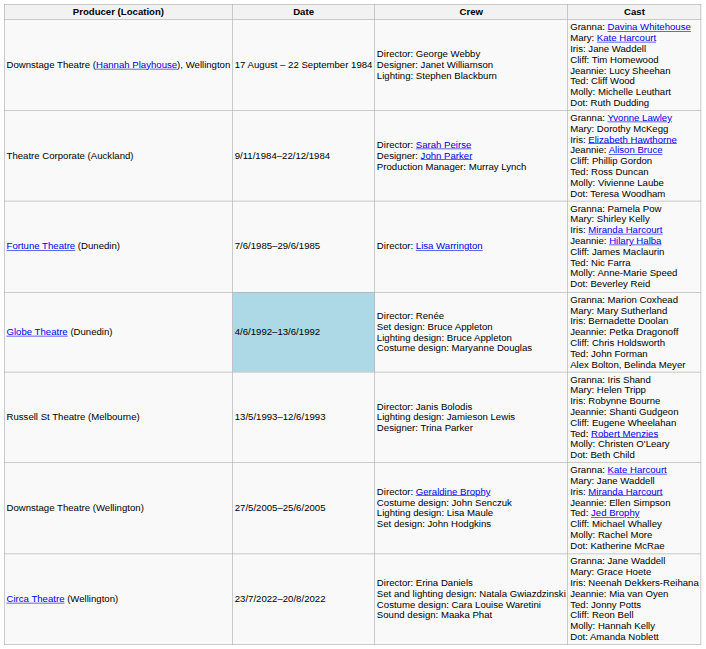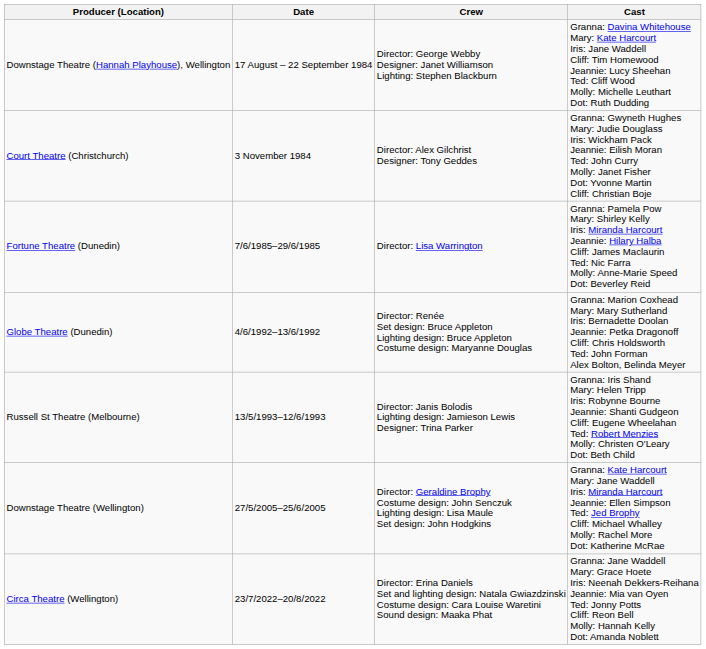+ row: (68, 155)
- row: (70, 155)
(277, 332) lightblue background -> (277, 332) no background
